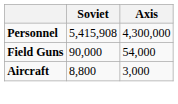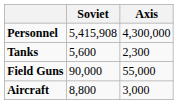+ row: (23, 52)
(139, 52) 54,000 -> (139, 71) 55,000
